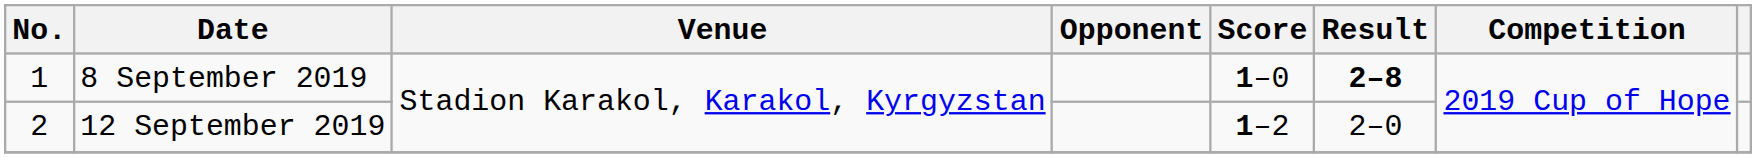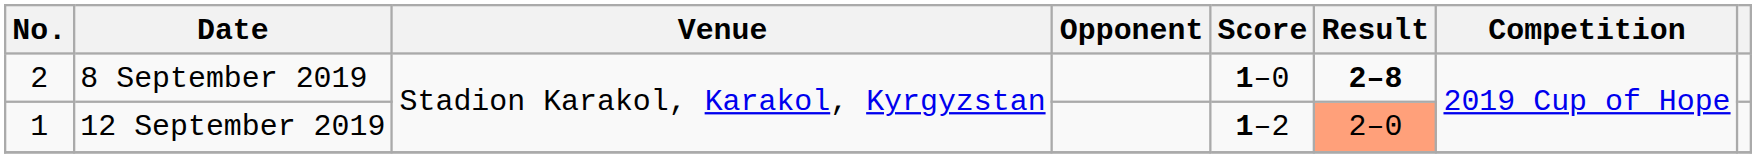(39, 78) 1 -> (39, 78) 2
(39, 127) 2 -> (39, 127) 1
(1375, 127) no background -> (1375, 127) lightsalmon background
